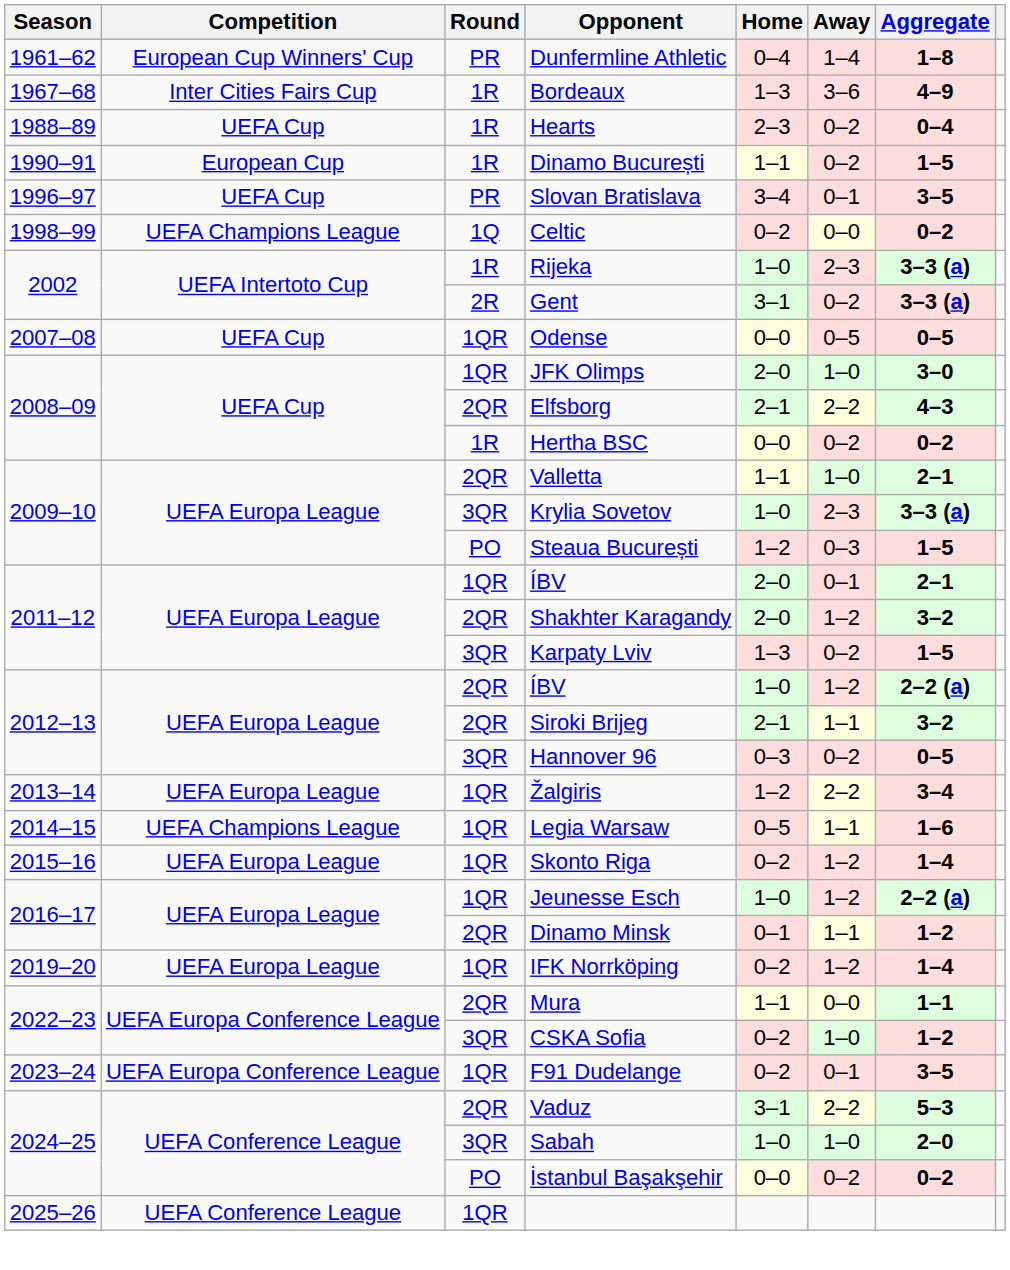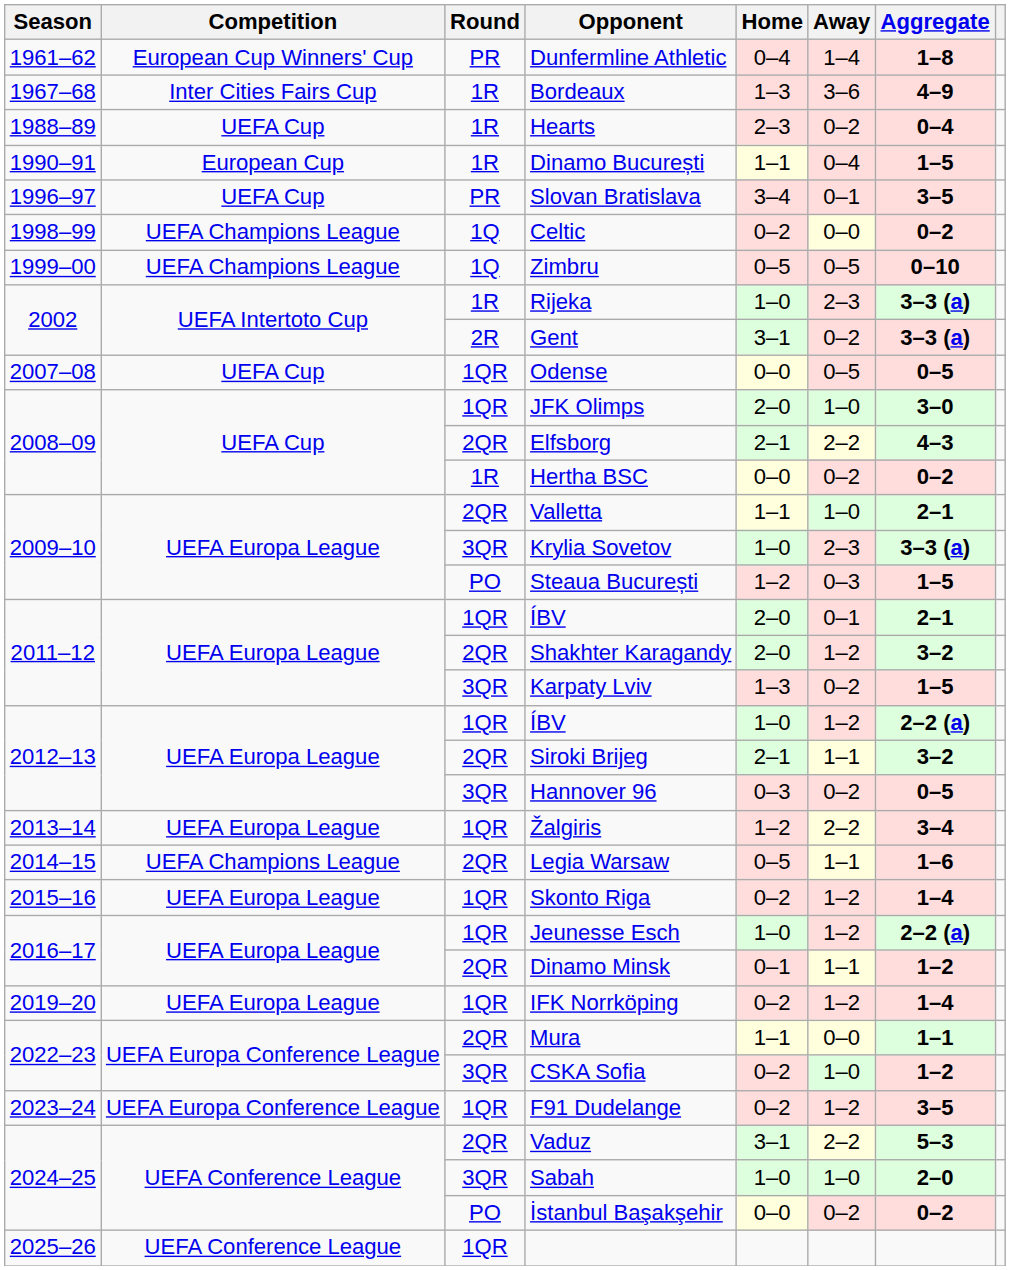(842, 162) 0–2 -> (842, 162) 0–4
+ row: (53, 267)
(485, 687) 2QR -> (485, 722) 1QR
(485, 827) 1QR -> (485, 862) 2QR
(842, 1072) 0–1 -> (842, 1107) 1–2
